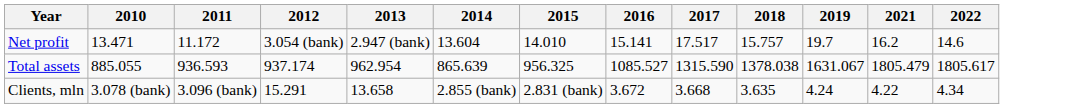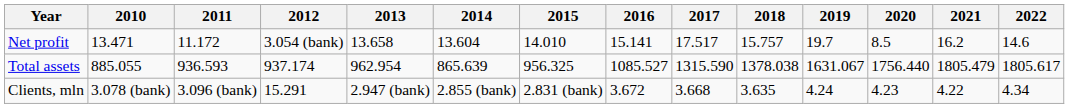+ column: (900, 16)
(390, 41) 2.947 (bank) -> (372, 41) 13.658
(372, 90) 13.658 -> (390, 90) 2.947 (bank)
